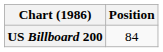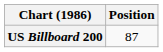(132, 36) 84 -> (132, 36) 87
